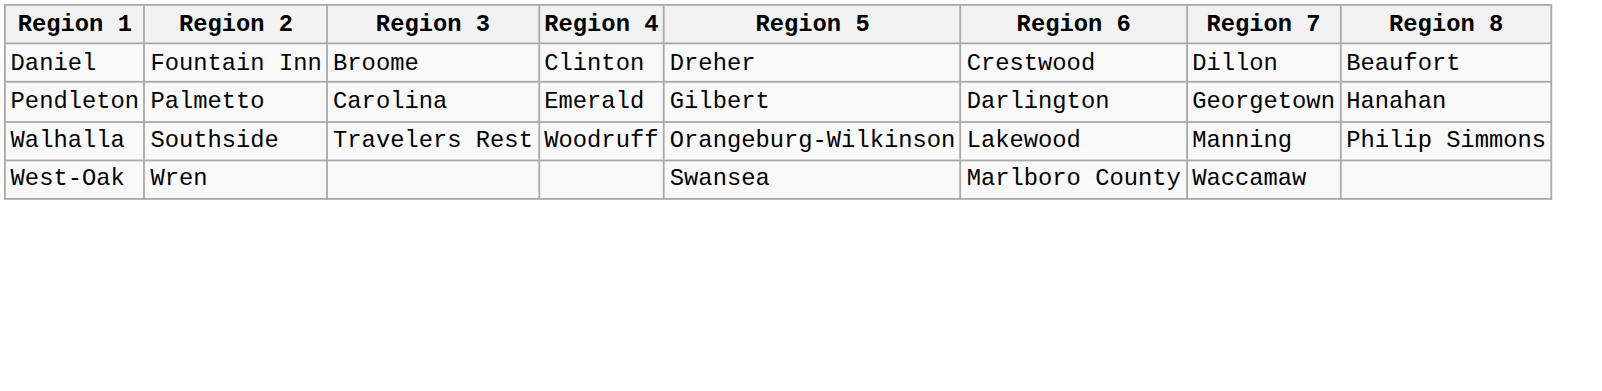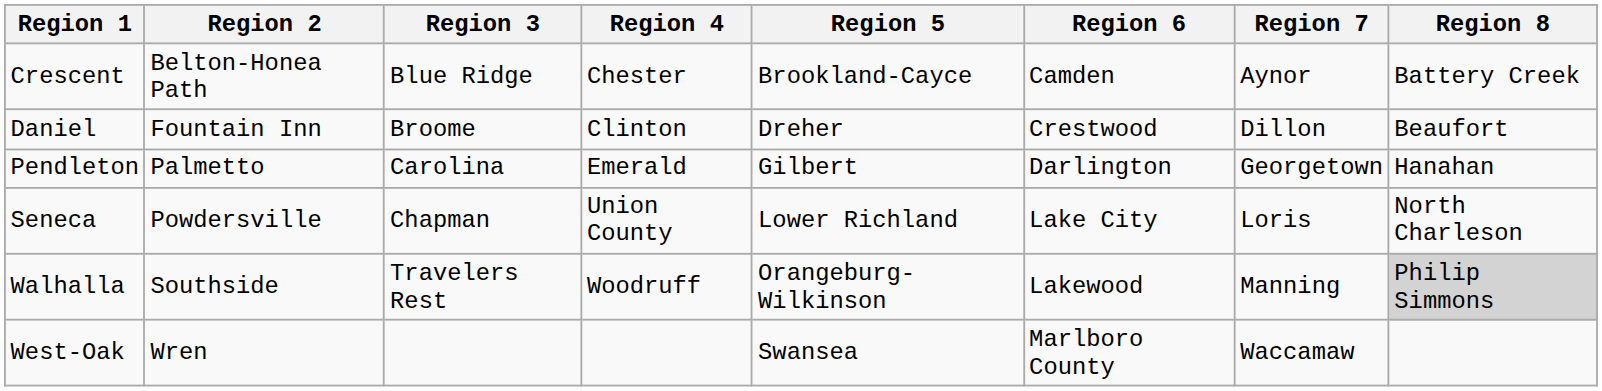+ row: (68, 77)
+ row: (53, 221)
(1446, 141) no background -> (1444, 287) lightgrey background
